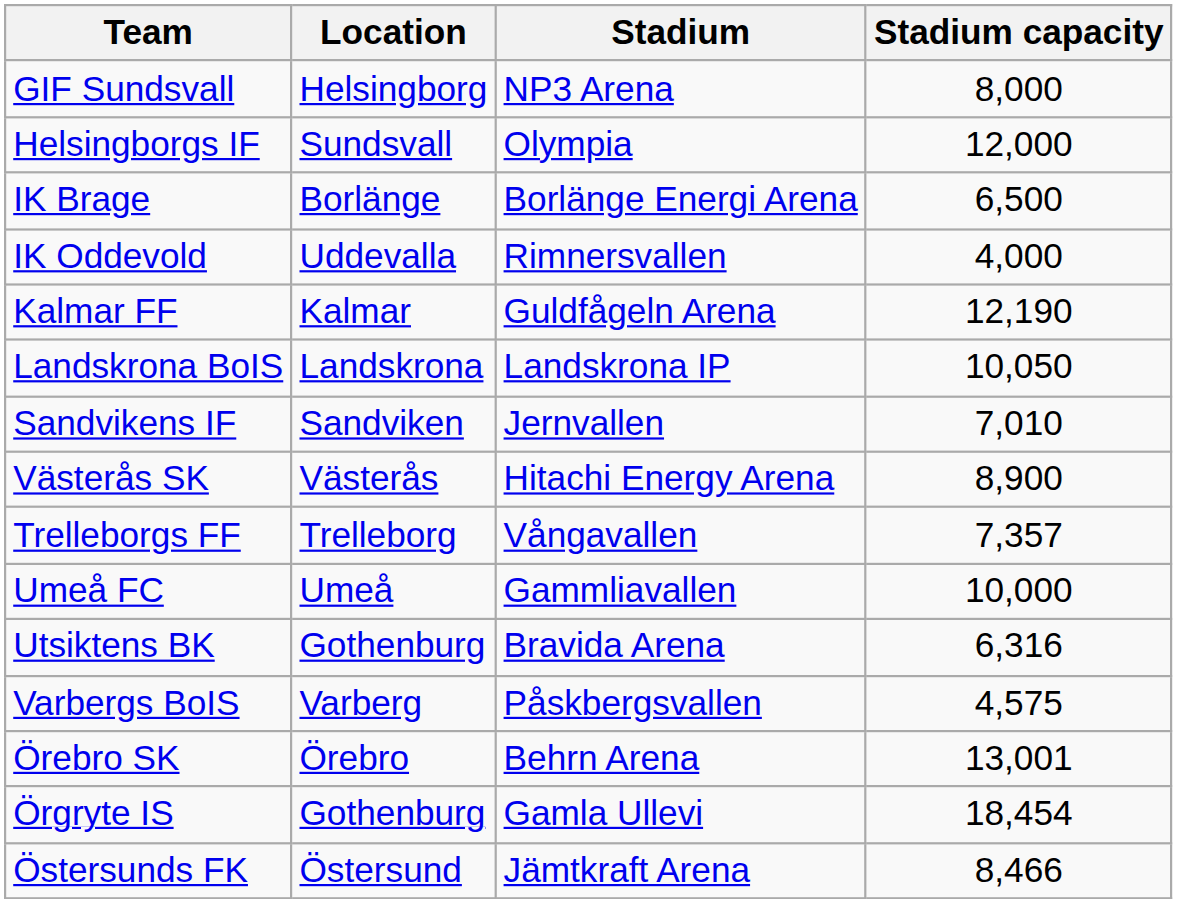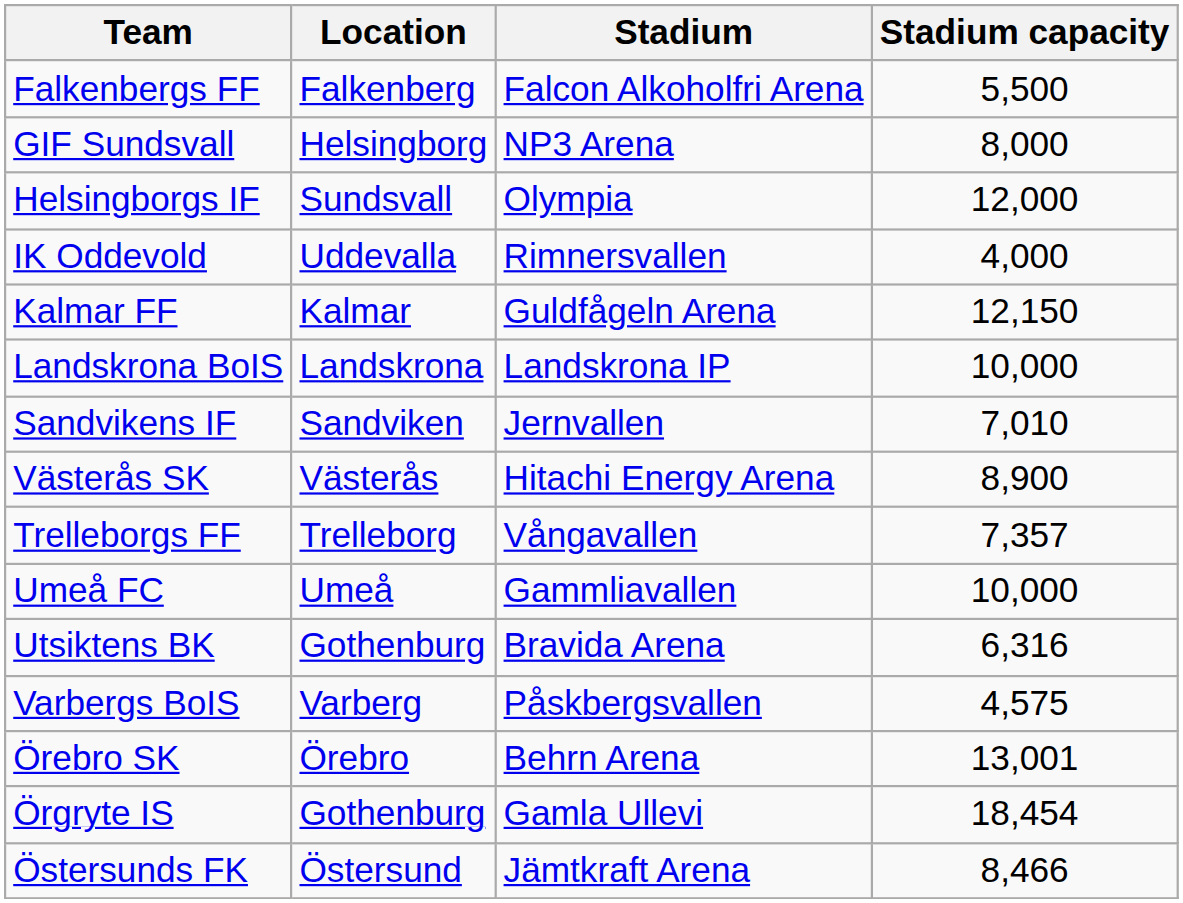+ row: (136, 88)
- row: (82, 199)
(1019, 311) 12,190 -> (1025, 311) 12,150
(1019, 367) 10,050 -> (1025, 367) 10,000
